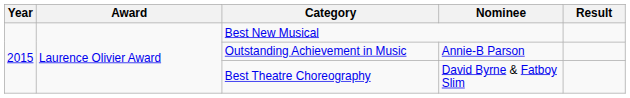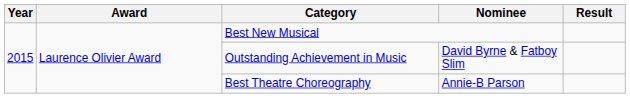(483, 51) Annie-B Parson -> (499, 58) David Byrne & Fatboy Slim
(499, 76) David Byrne & Fatboy Slim -> (483, 83) Annie-B Parson
